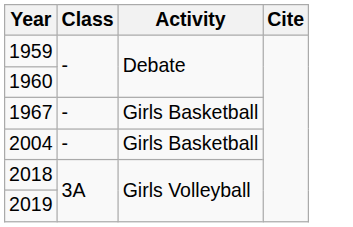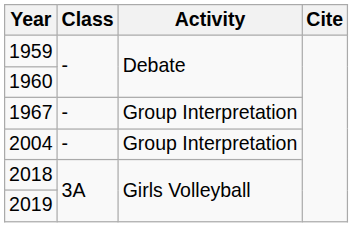(190, 112) Girls Basketball -> (210, 112) Group Interpretation
(190, 143) Girls Basketball -> (210, 143) Group Interpretation
